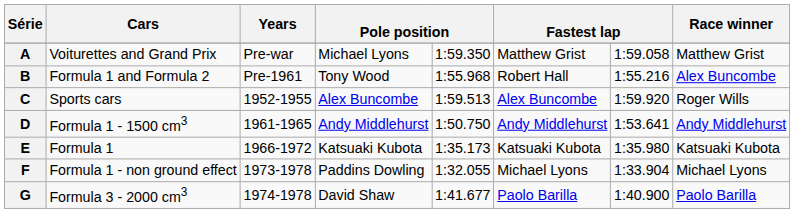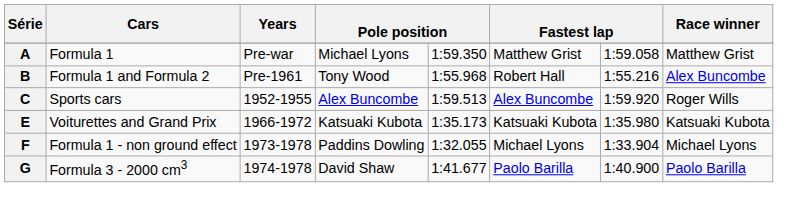(133, 55) Voiturettes and Grand Prix -> (81, 55) Formula 1
- row: (25, 124)
(81, 148) Formula 1 -> (133, 122) Voiturettes and Grand Prix
